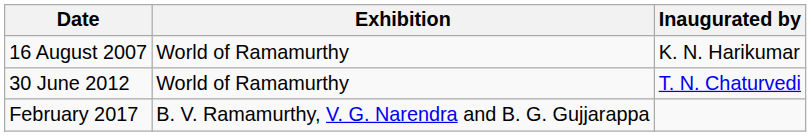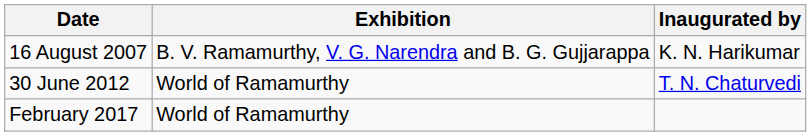(253, 51) World of Ramamurthy -> (403, 51) B. V. Ramamurthy, V. G. Narendra and B. G. Gujjarappa
(403, 114) B. V. Ramamurthy, V. G. Narendra and B. G. Gujjarappa -> (253, 114) World of Ramamurthy
